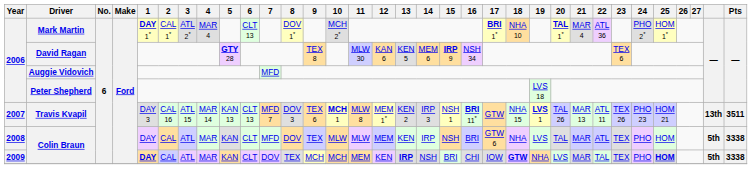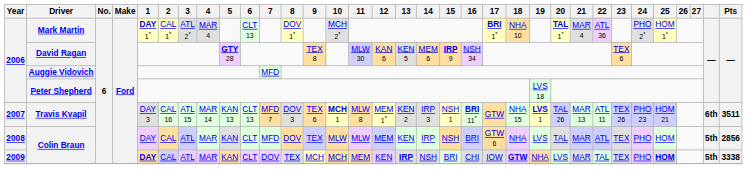(714, 115) 13th -> (711, 115) 6th
(735, 138) 3338 -> (731, 138) 2856
